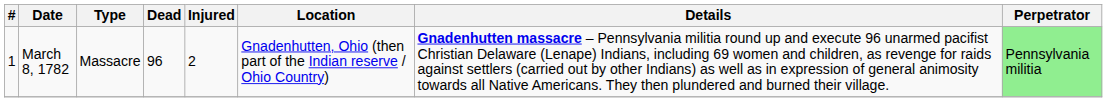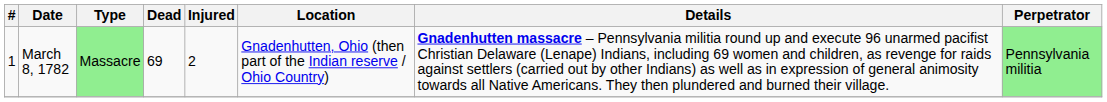(110, 61) no background -> (110, 61) lightgreen background
(155, 61) 96 -> (155, 61) 69
